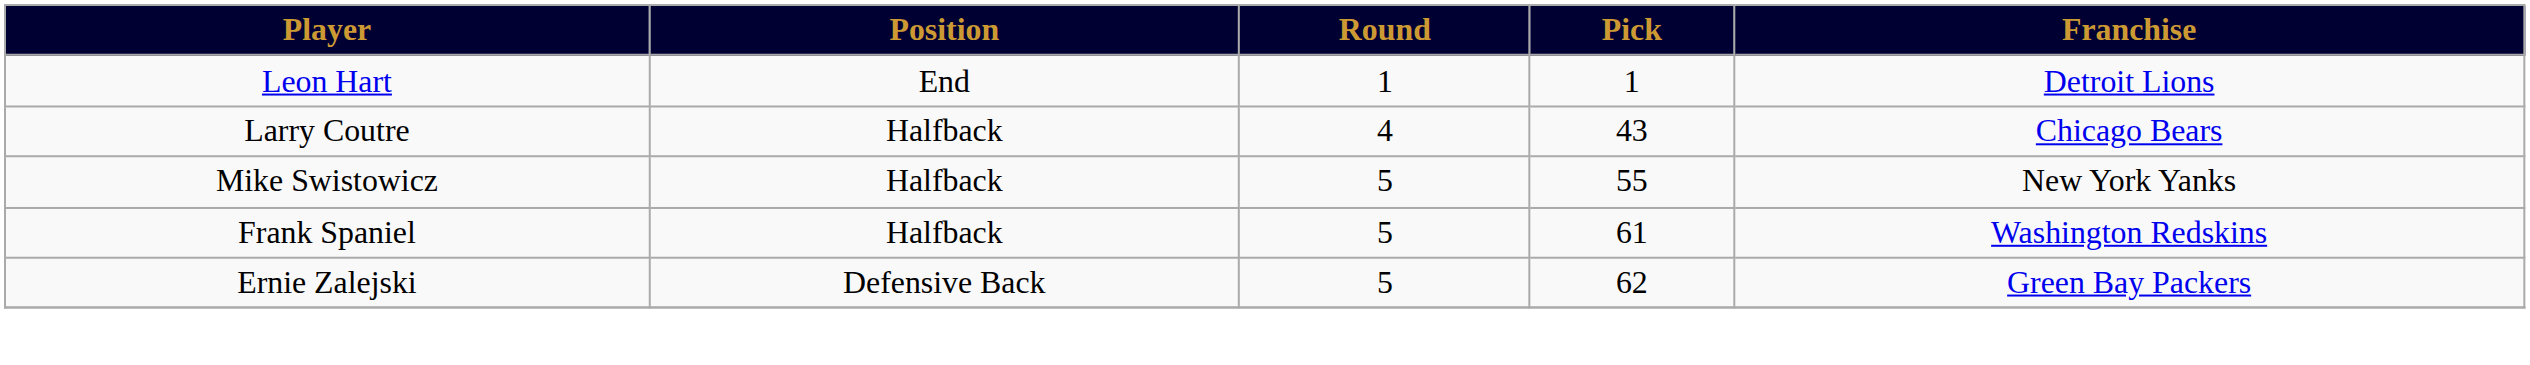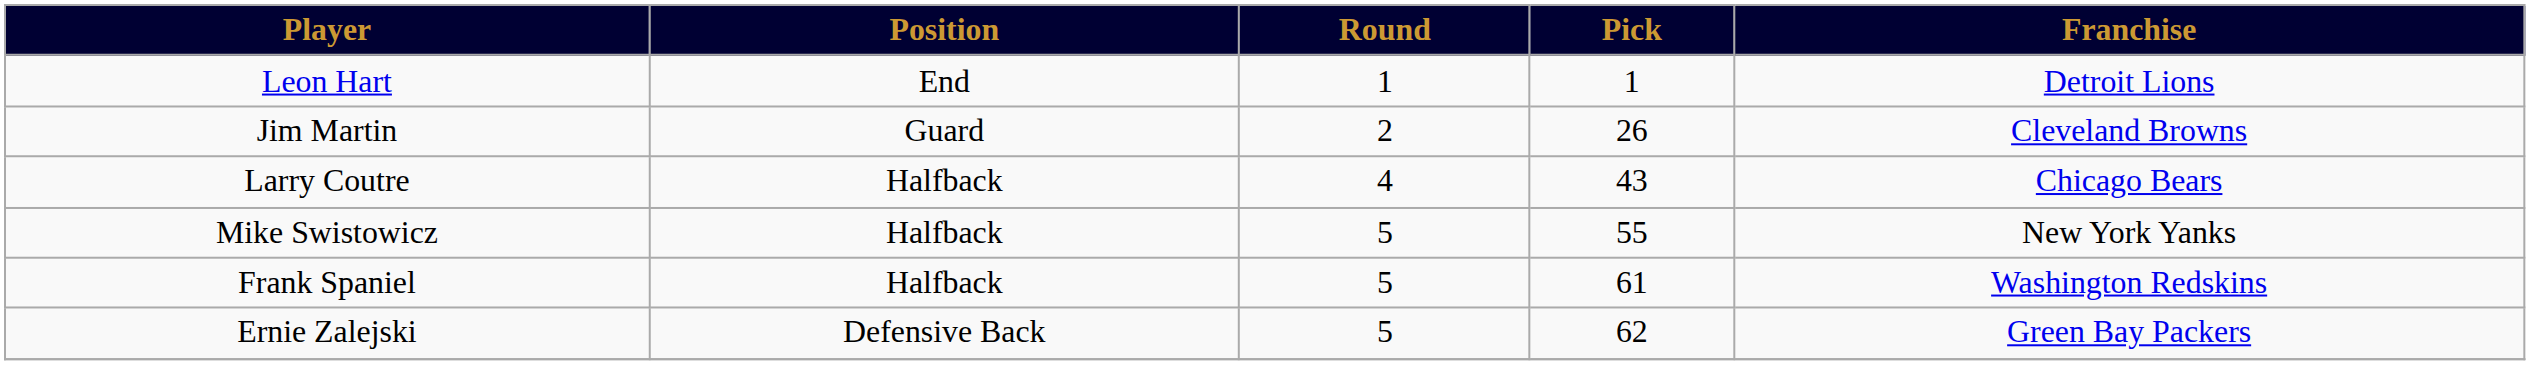+ row: (327, 130)
